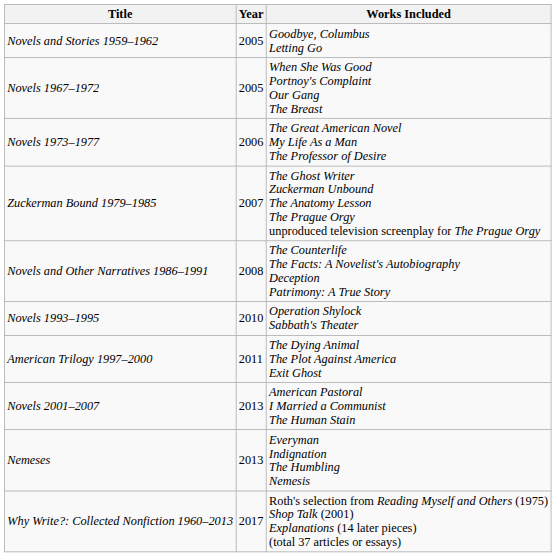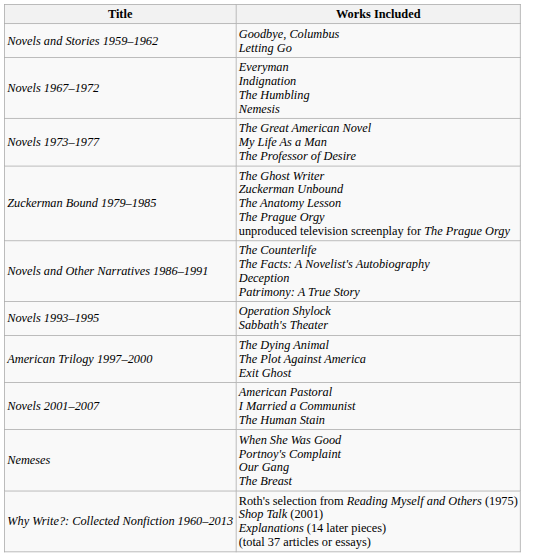- column: (251, 14)
(320, 87) When She Was Good Portnoy's Complaint Our Gang The Breast -> (274, 87) Everyman Indignation The Humbling Nemesis
(304, 460) Everyman Indignation The Humbling Nemesis -> (290, 460) When She Was Good Portnoy's Complaint Our Gang The Breast
